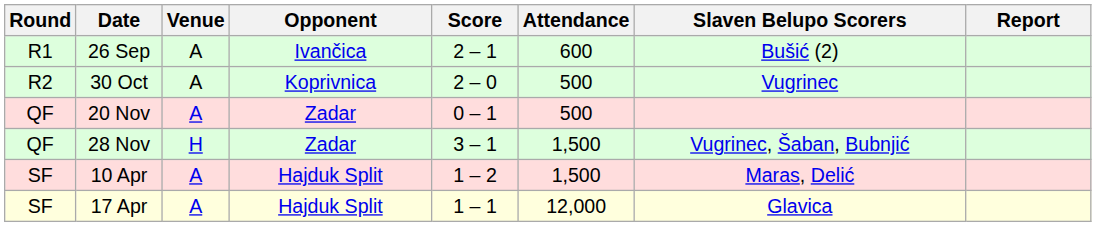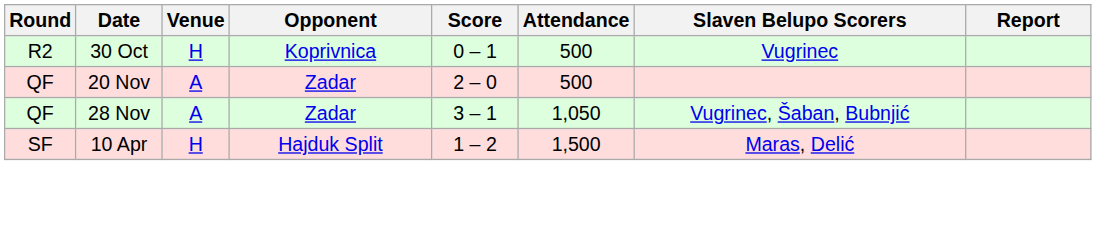- row: (119, 51)
(196, 82) A -> (196, 51) H
(475, 82) 2 – 0 -> (475, 51) 0 – 1
(475, 113) 0 – 1 -> (475, 82) 2 – 0
(196, 145) H -> (196, 113) A
(576, 145) 1,500 -> (576, 113) 1,050
(196, 176) A -> (196, 145) H
- row: (119, 207)
